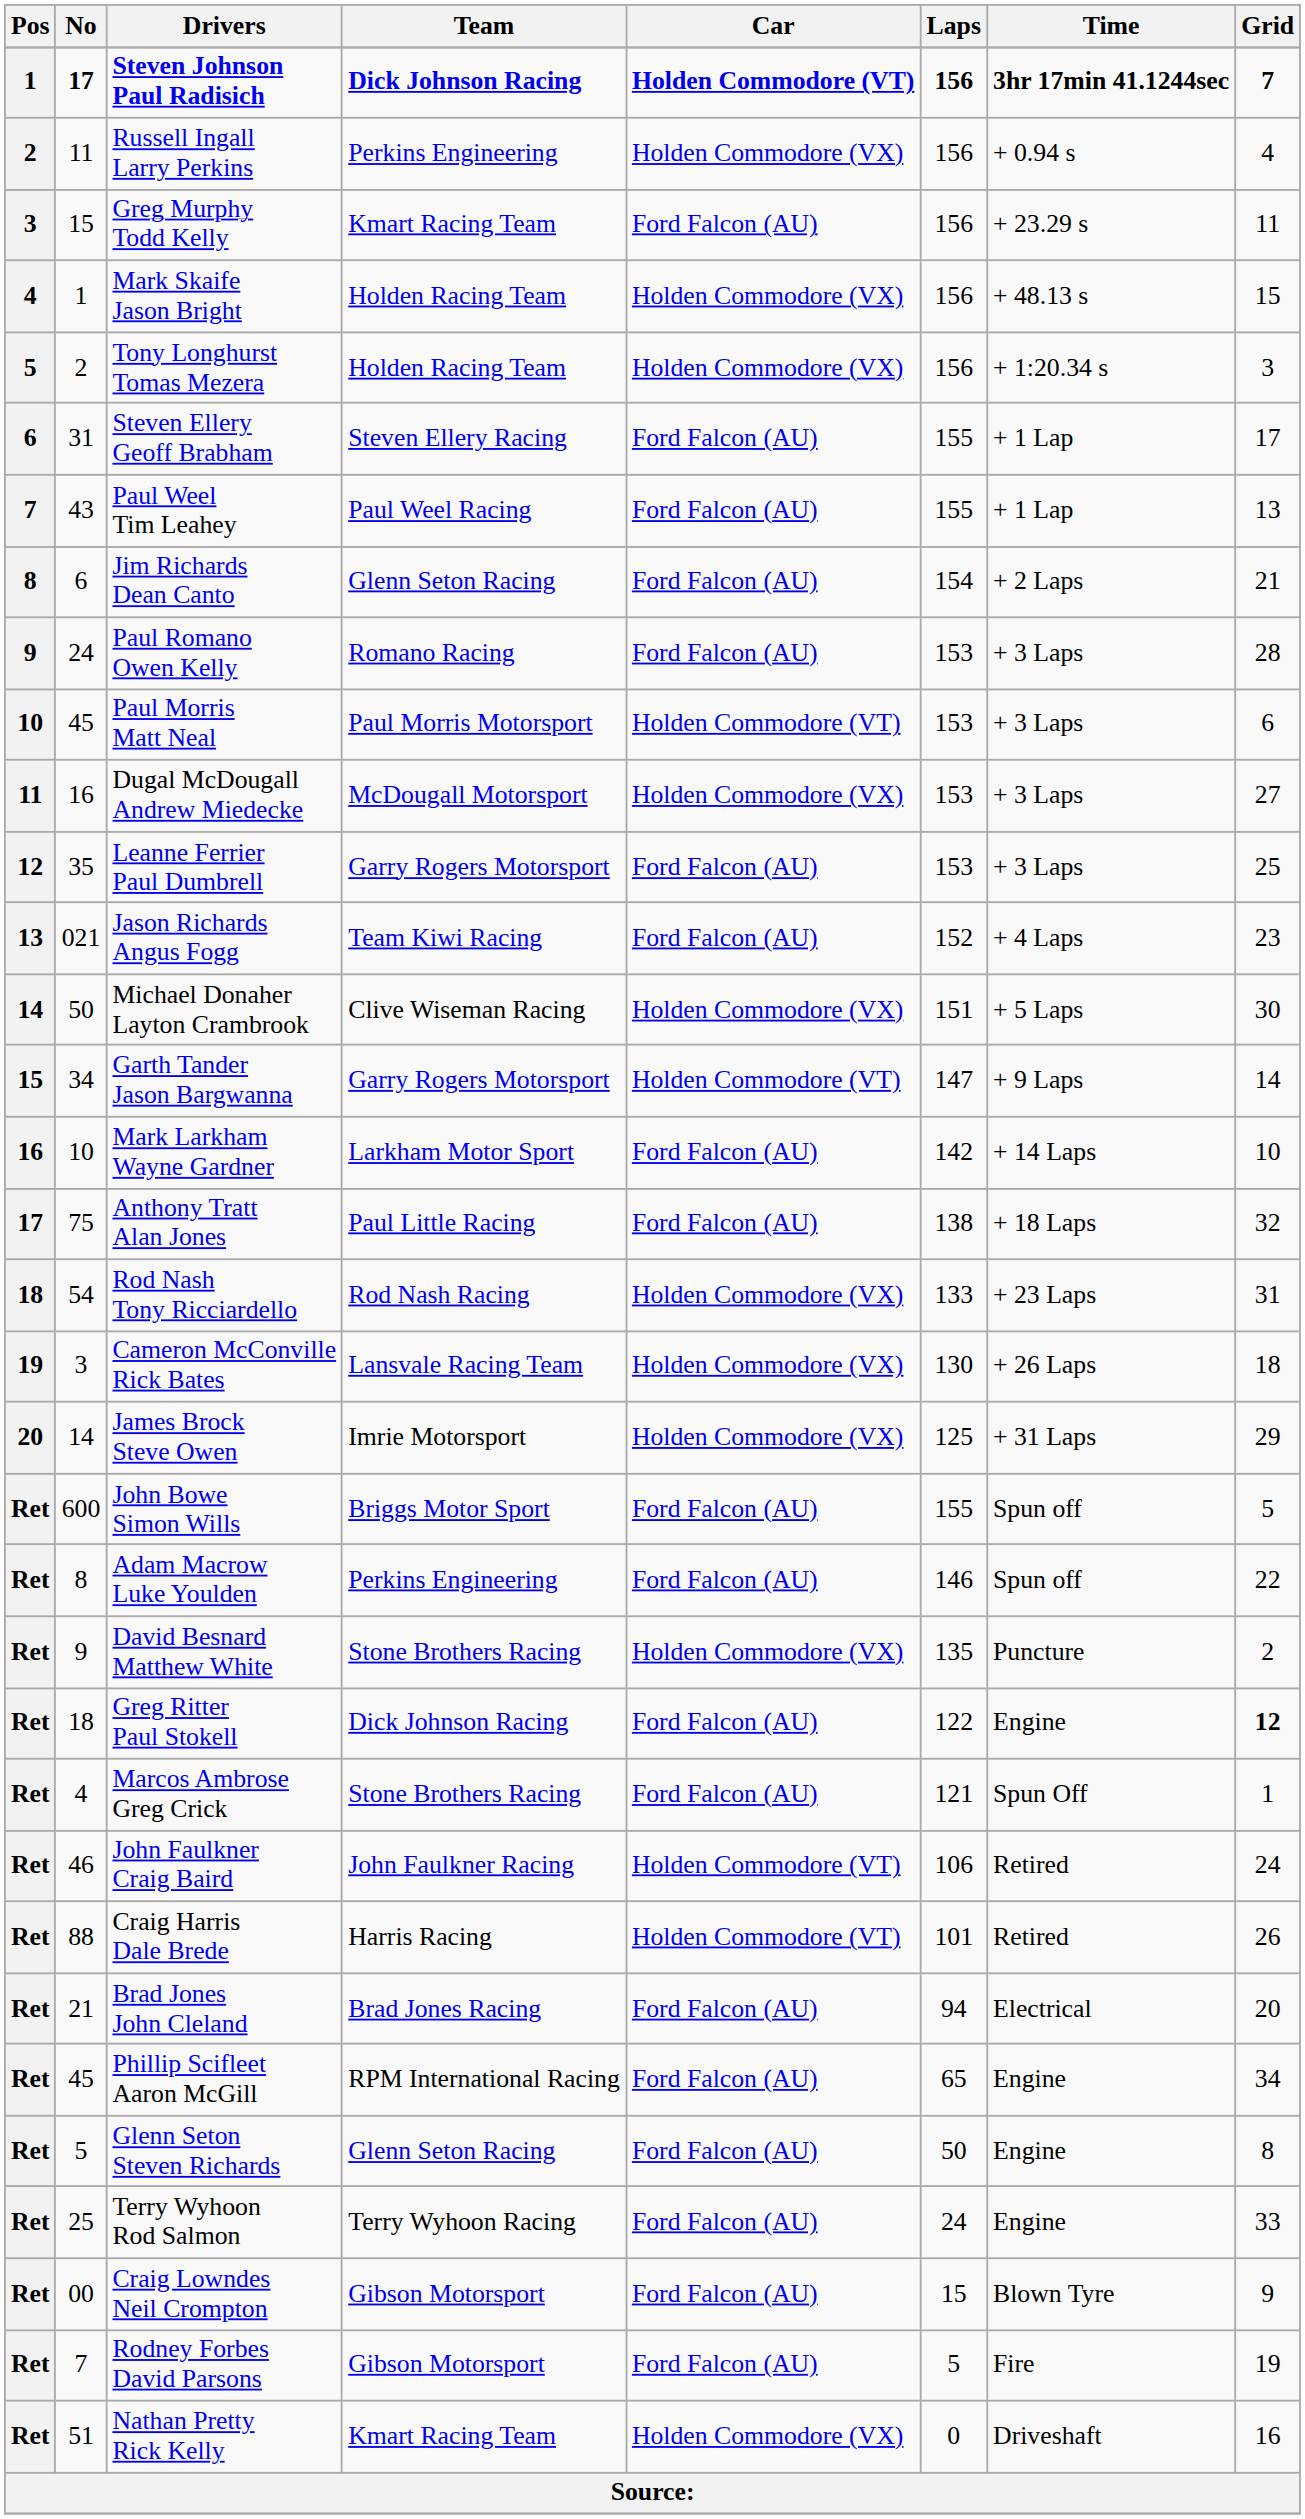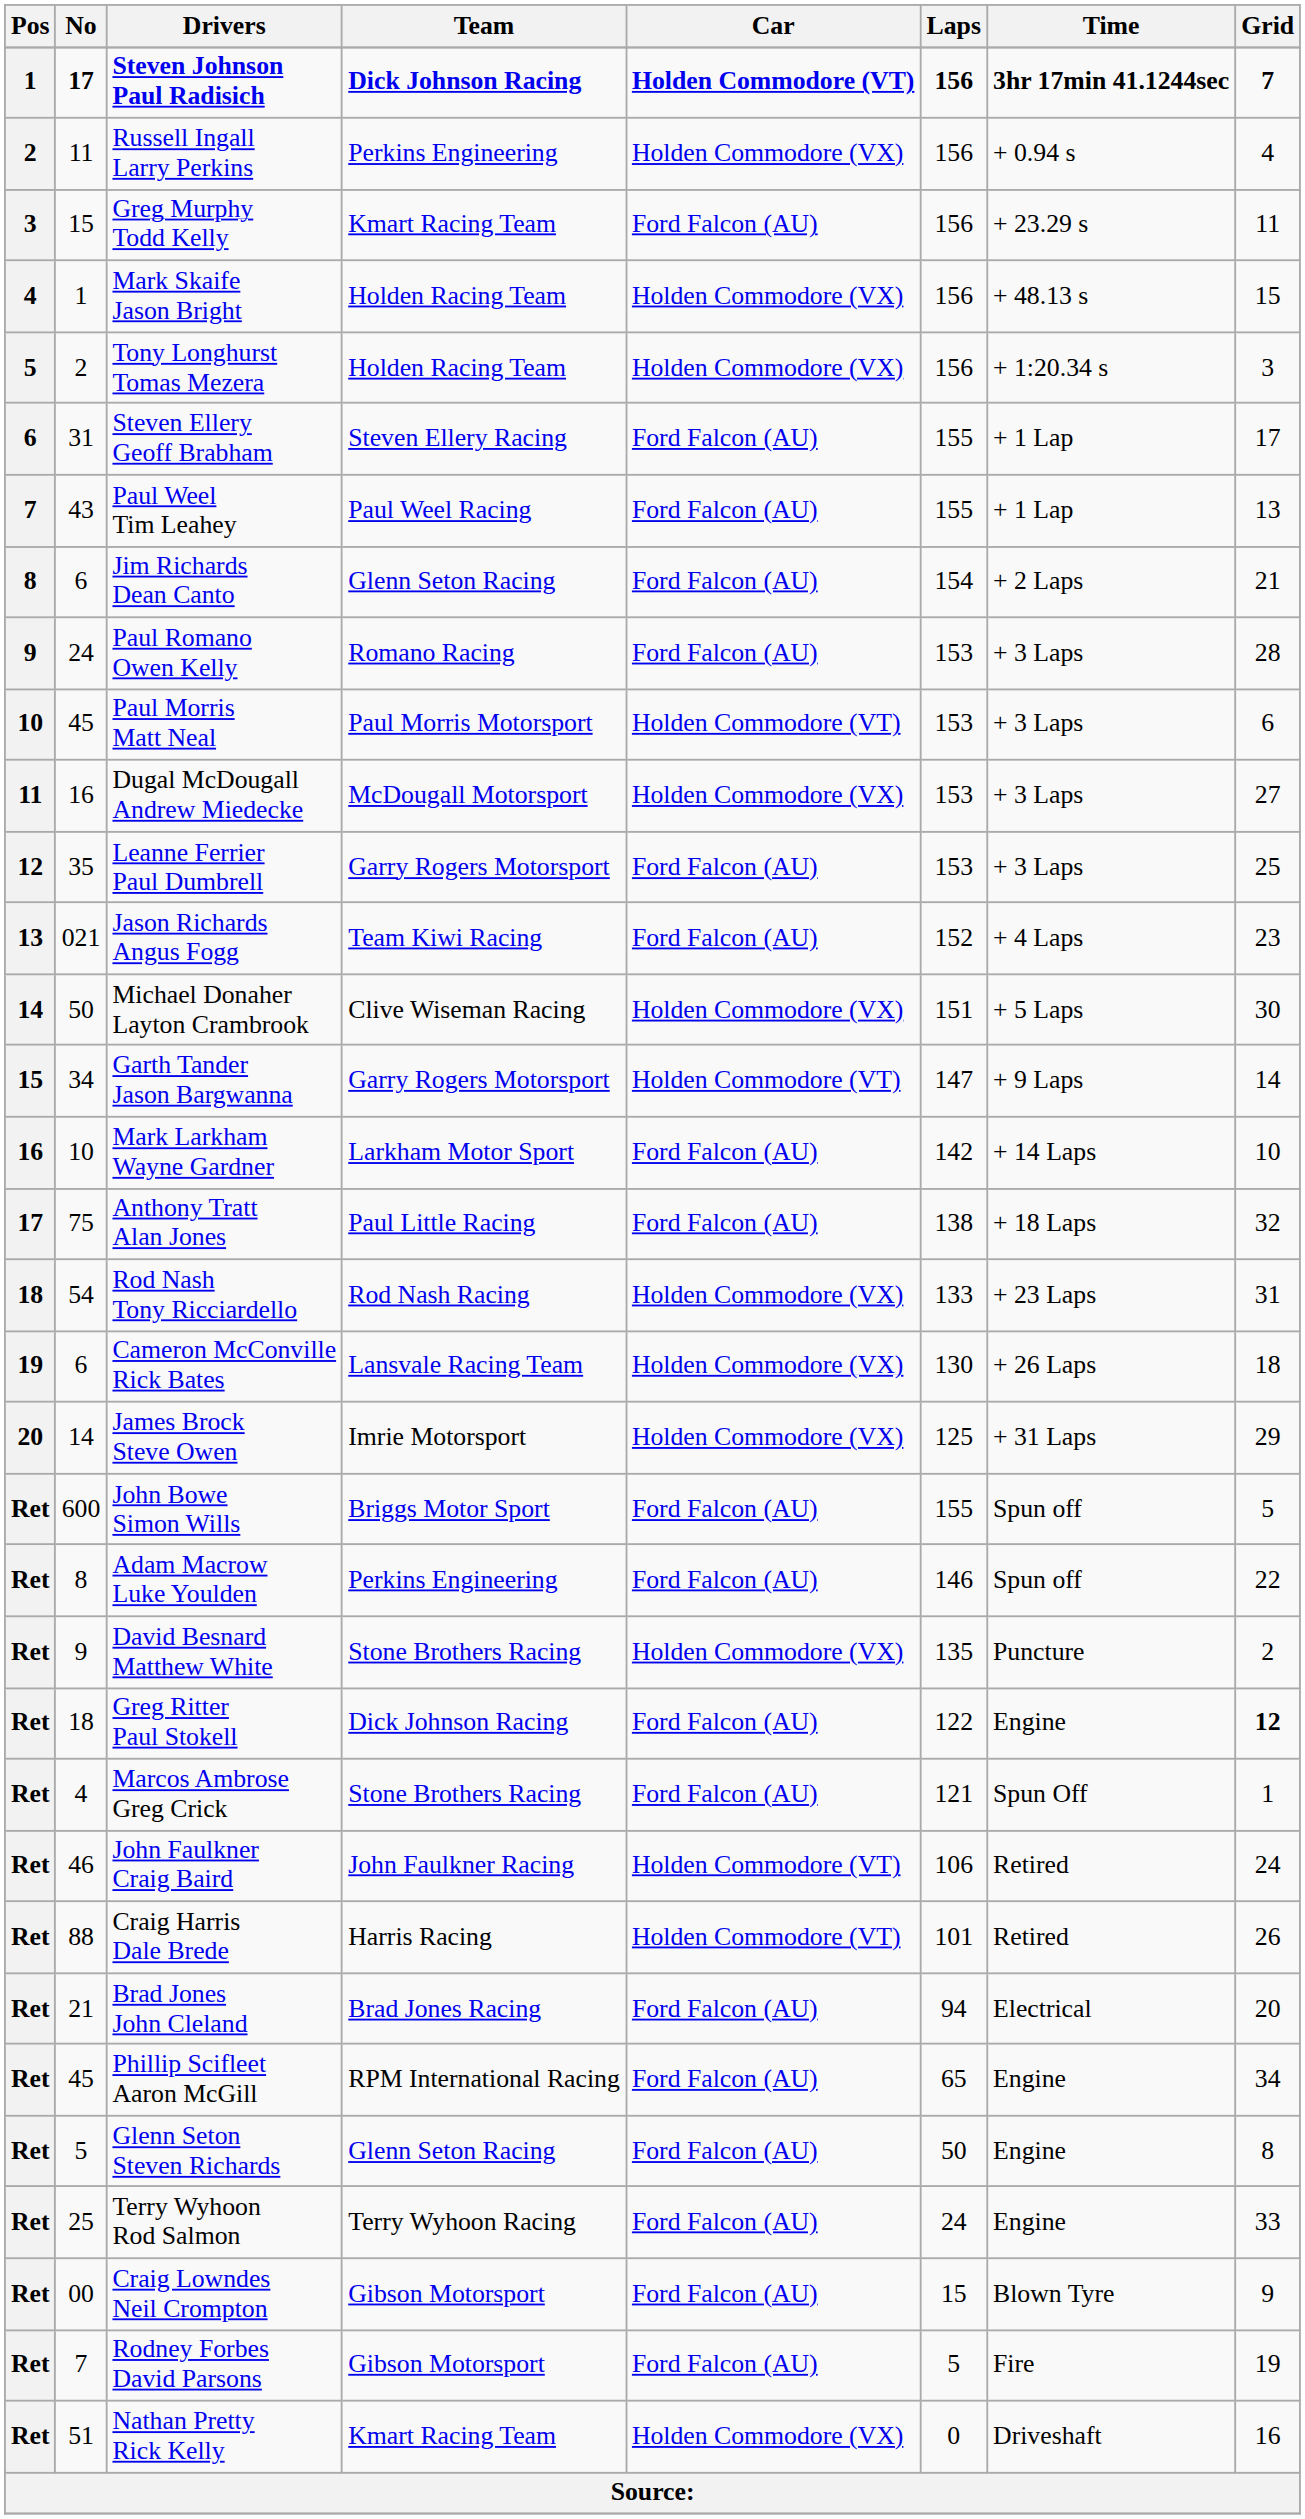(81, 1365) 3 -> (81, 1365) 6
